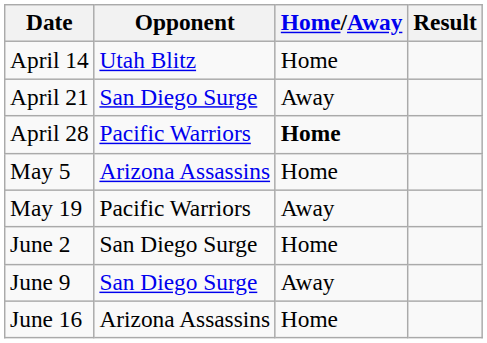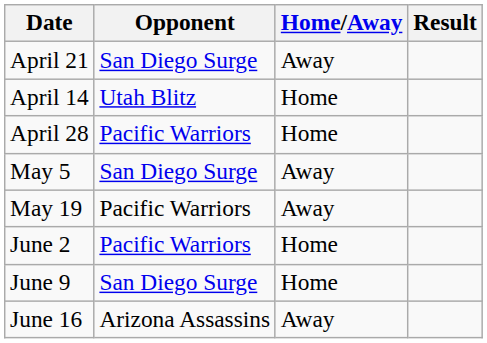rows swapped: (49, 60) <-> (49, 97)
(311, 134) bold -> (309, 134) normal
(185, 171) Arizona Assassins -> (178, 171) San Diego Surge
(309, 171) Home -> (308, 171) Away
(178, 245) San Diego Surge -> (175, 245) Pacific Warriors
(308, 282) Away -> (309, 282) Home
(309, 319) Home -> (308, 319) Away
